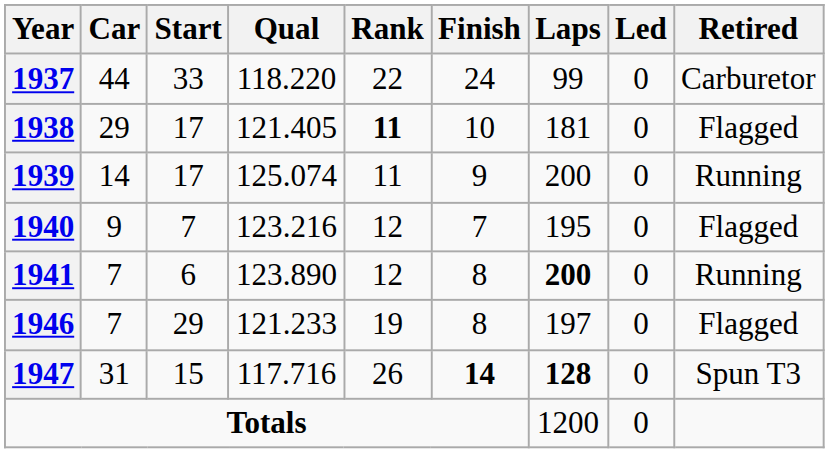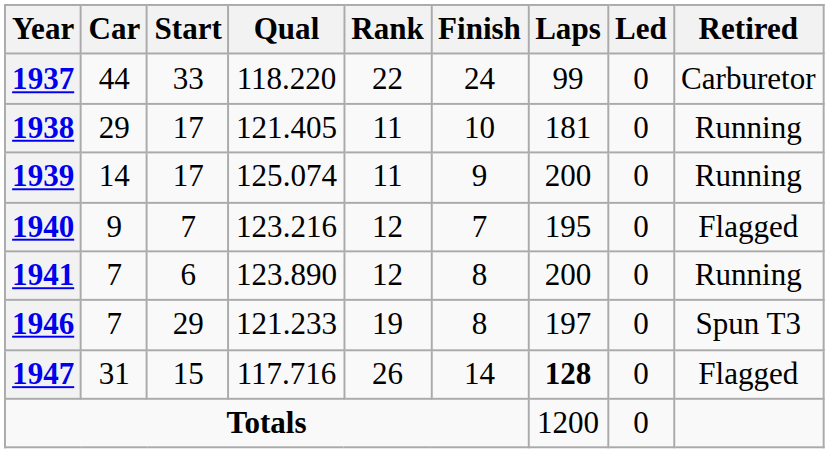(387, 127) bold -> (387, 127) normal
(748, 127) Flagged -> (748, 127) Running
(568, 275) bold -> (568, 275) normal
(748, 324) Flagged -> (748, 324) Spun T3
(479, 373) bold -> (479, 373) normal
(748, 373) Spun T3 -> (748, 373) Flagged
